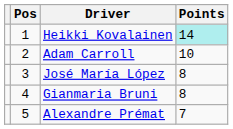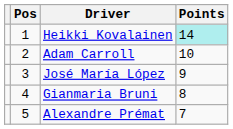(183, 75) 8 -> (183, 75) 9
